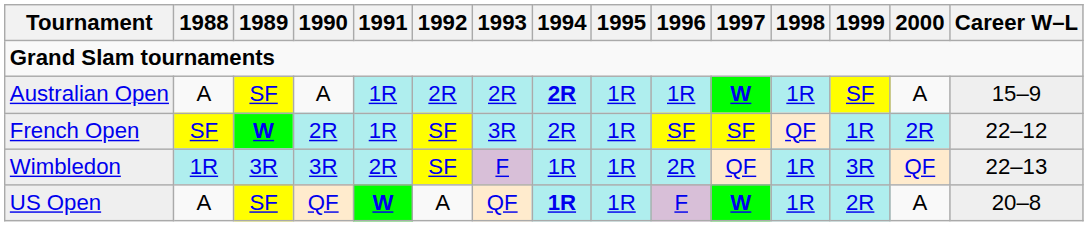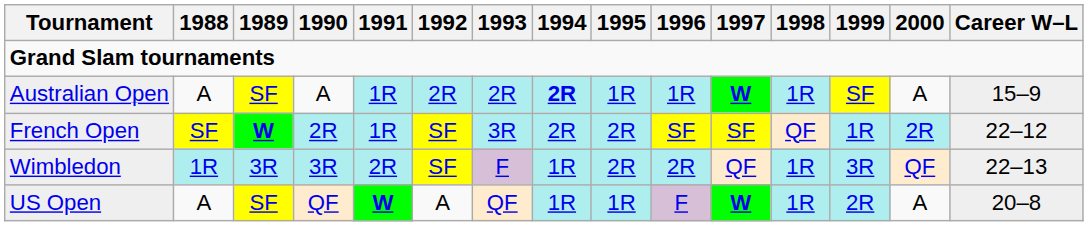(622, 130) 1R -> (622, 130) 2R
(622, 166) 1R -> (622, 166) 2R
(562, 202) bold -> (562, 202) normal
